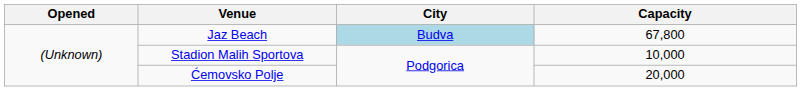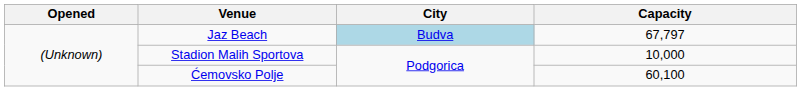(665, 34) 67,800 -> (665, 34) 67,797
(665, 75) 20,000 -> (665, 75) 60,100
